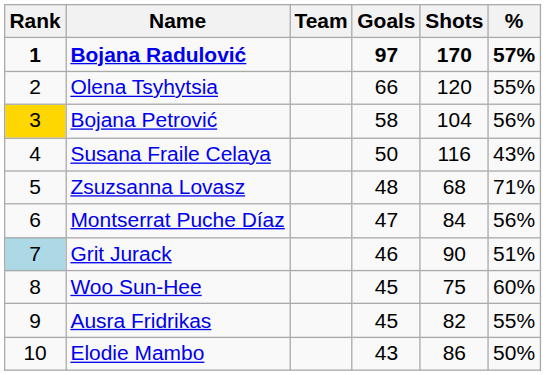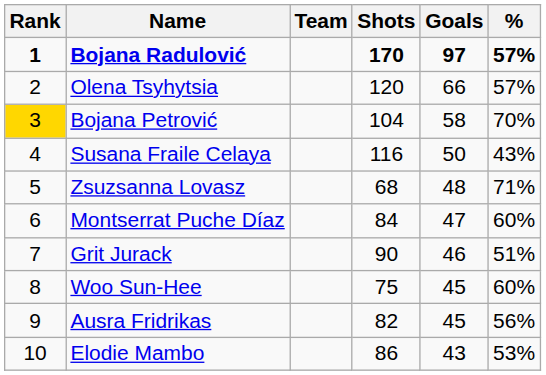columns swapped: (386, 21) <-> (454, 21)
(514, 87) 55% -> (514, 87) 57%
(514, 120) 56% -> (514, 120) 70%
(514, 220) 56% -> (514, 220) 60%
(35, 253) lightblue background -> (35, 253) no background
(514, 320) 55% -> (514, 320) 56%
(514, 353) 50% -> (514, 353) 53%
